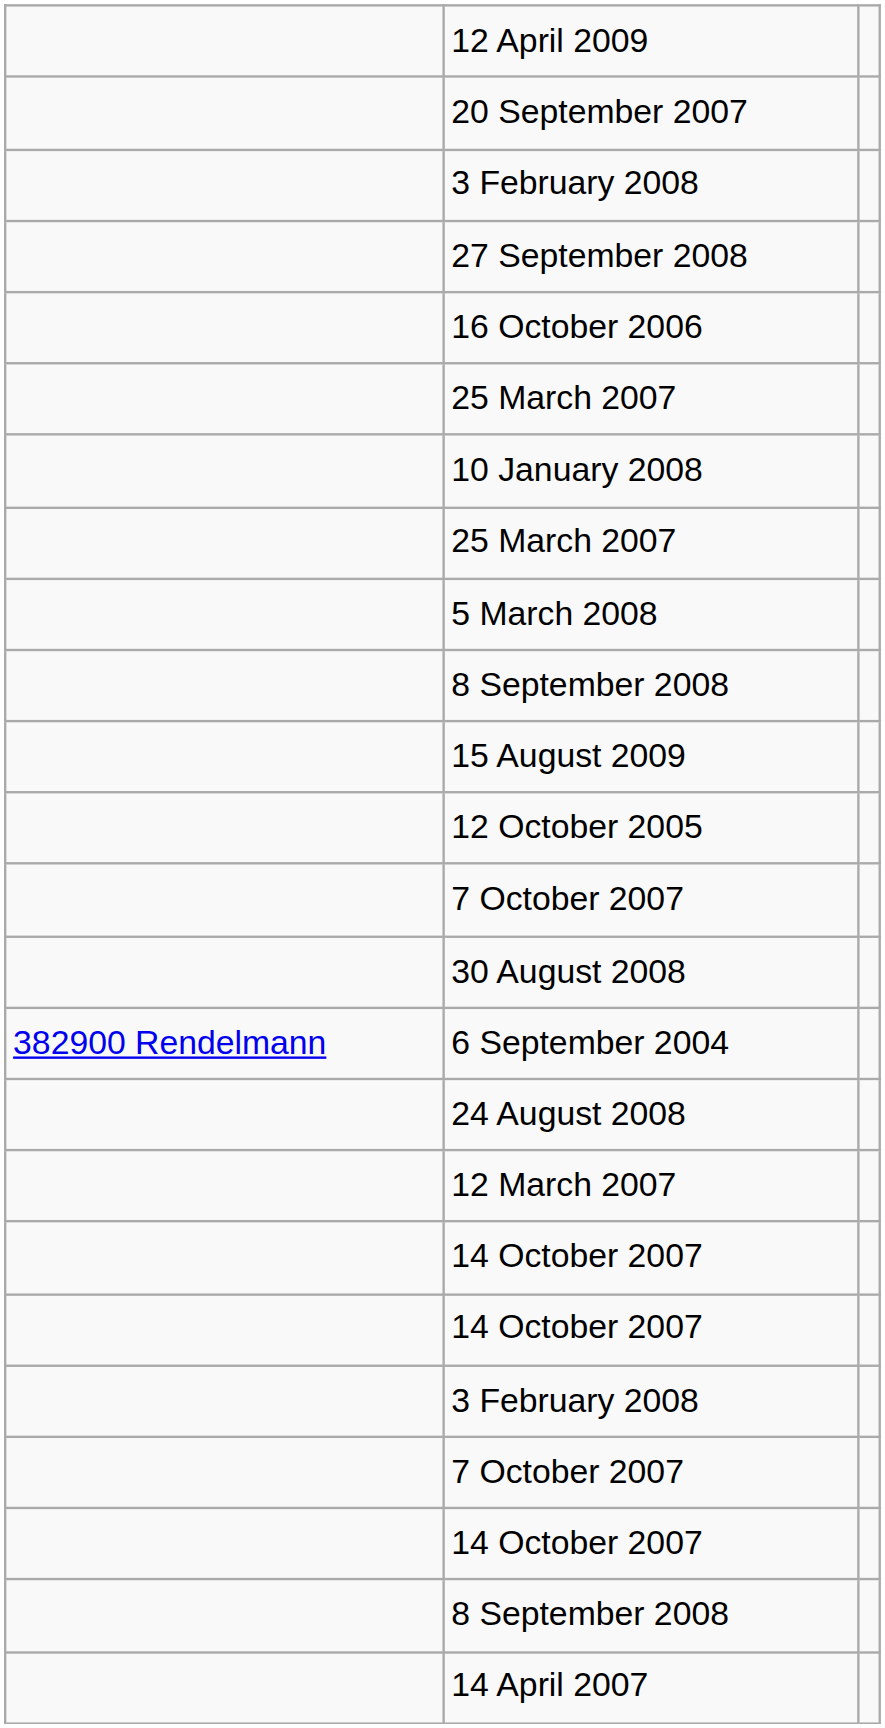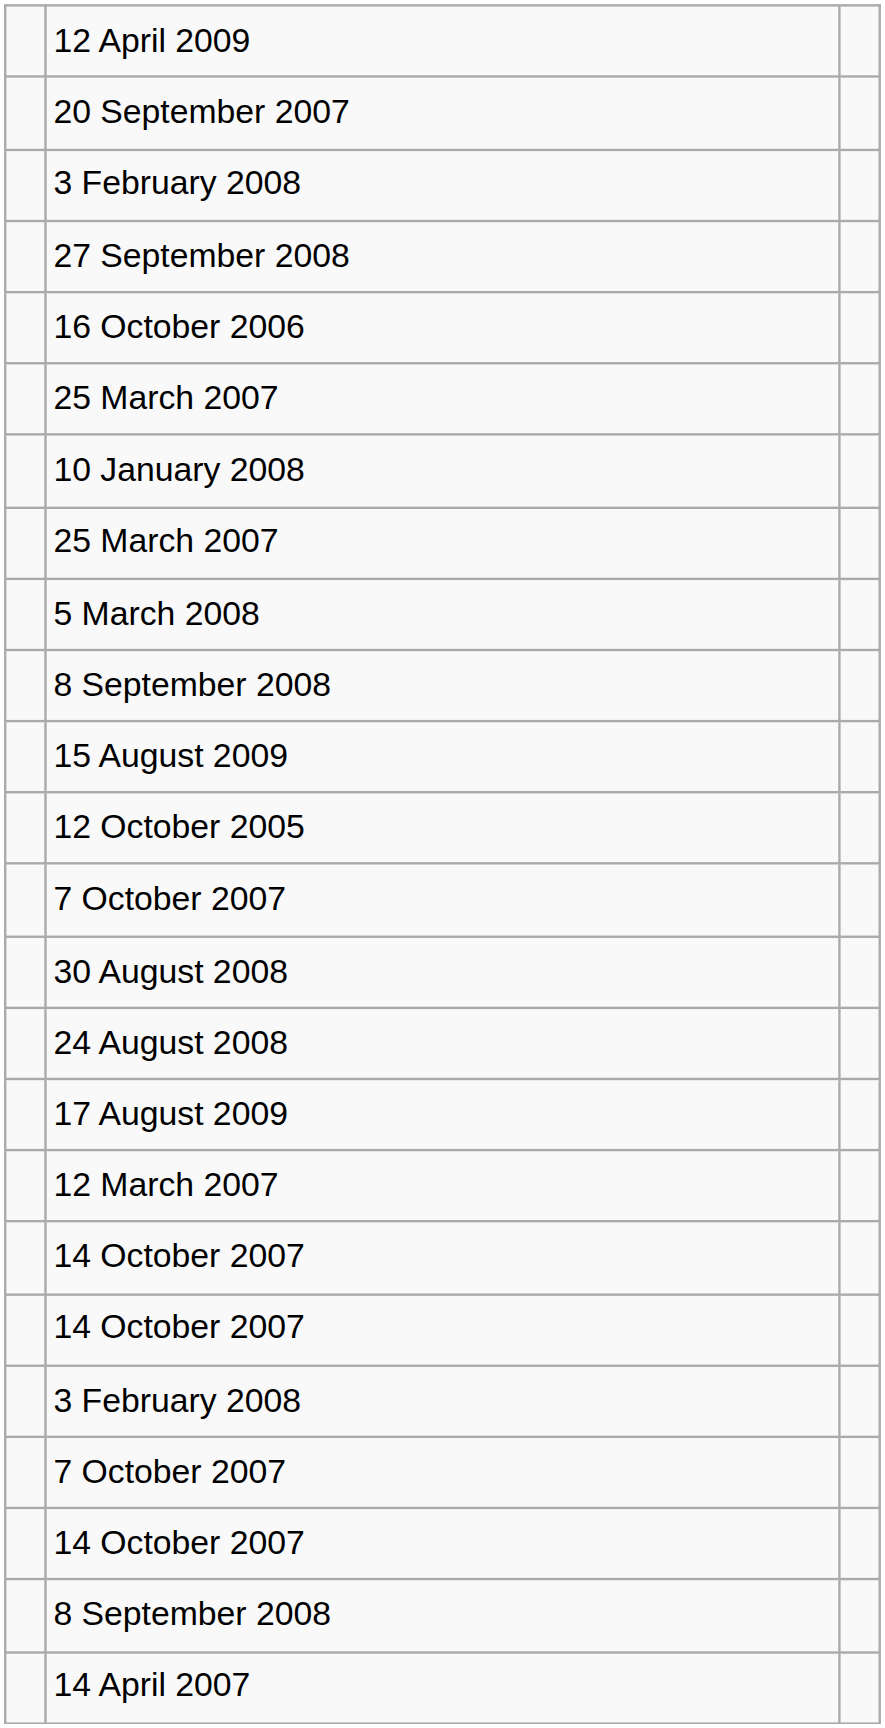- row: (170, 1042)
+ row: (25, 1115)
